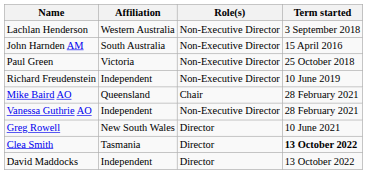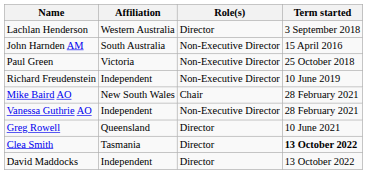(230, 29) Non-Executive Director -> (197, 29) Director
(125, 95) Queensland -> (138, 95) New South Wales
(138, 128) New South Wales -> (125, 128) Queensland
